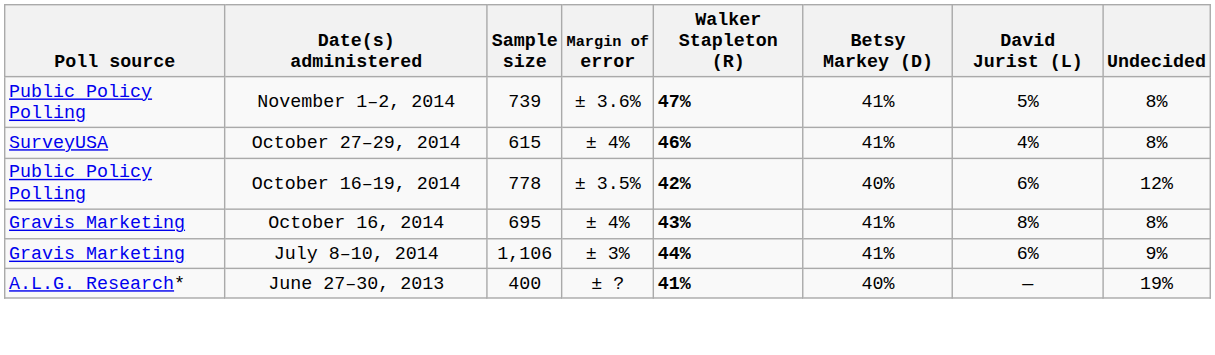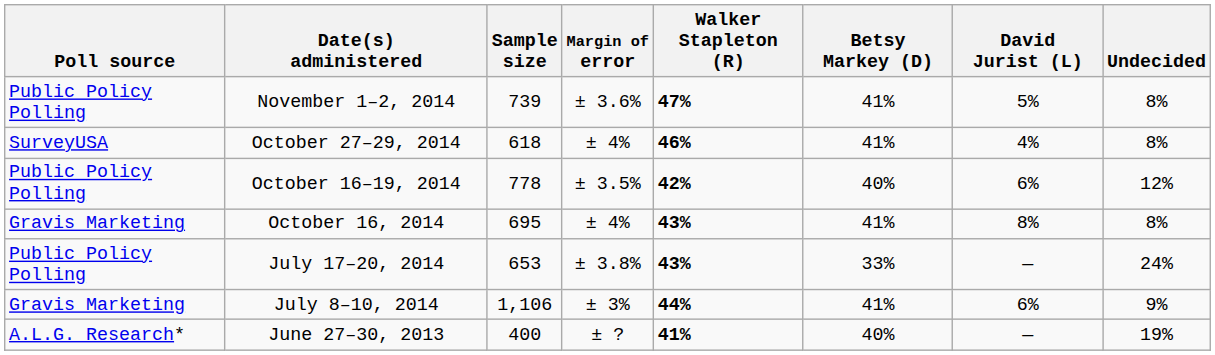(525, 143) 615 -> (525, 143) 618
+ row: (356, 264)
